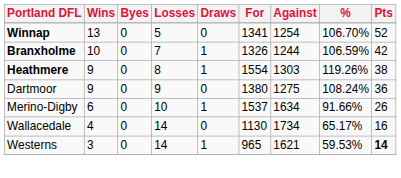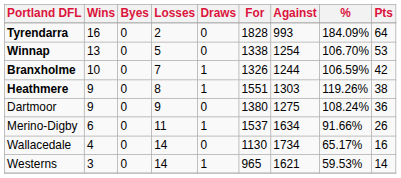+ row: (38, 32)
(255, 32) 1341 -> (255, 51) 1338
(381, 32) 52 -> (381, 51) 53
(255, 70) 1554 -> (255, 88) 1551
(161, 107) 10 -> (160, 126) 11
(381, 145) bold -> (381, 164) normal
